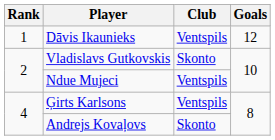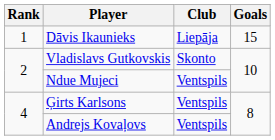(202, 37) Ventspils -> (197, 37) Liepāja
(250, 37) 12 -> (250, 37) 15
(196, 124) Skonto -> (202, 124) Ventspils
